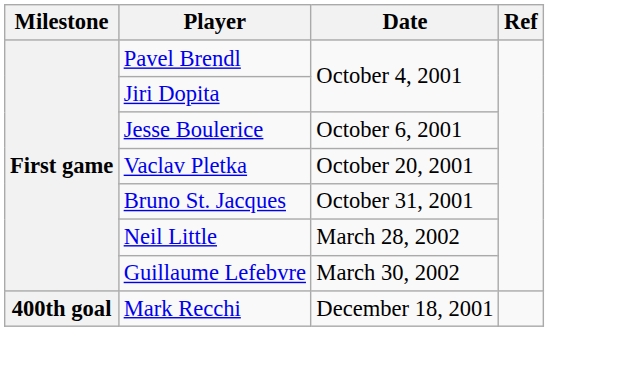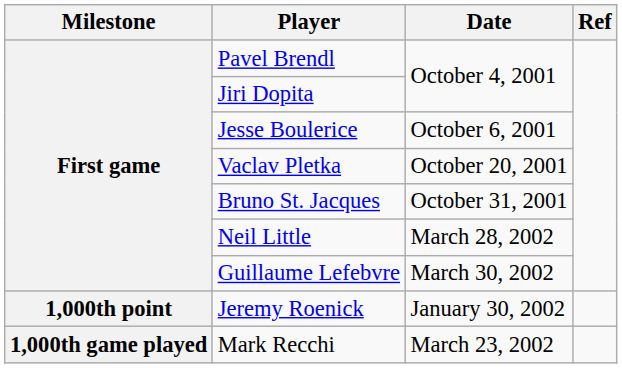- row: (182, 308)
+ row: (291, 308)
+ row: (276, 344)
